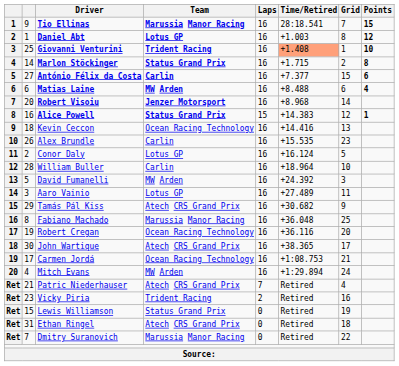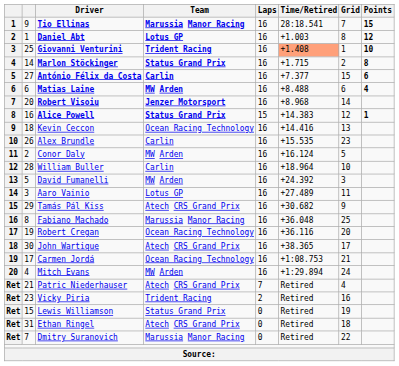(164, 155) Lotus GP -> (164, 155) MW Arden
